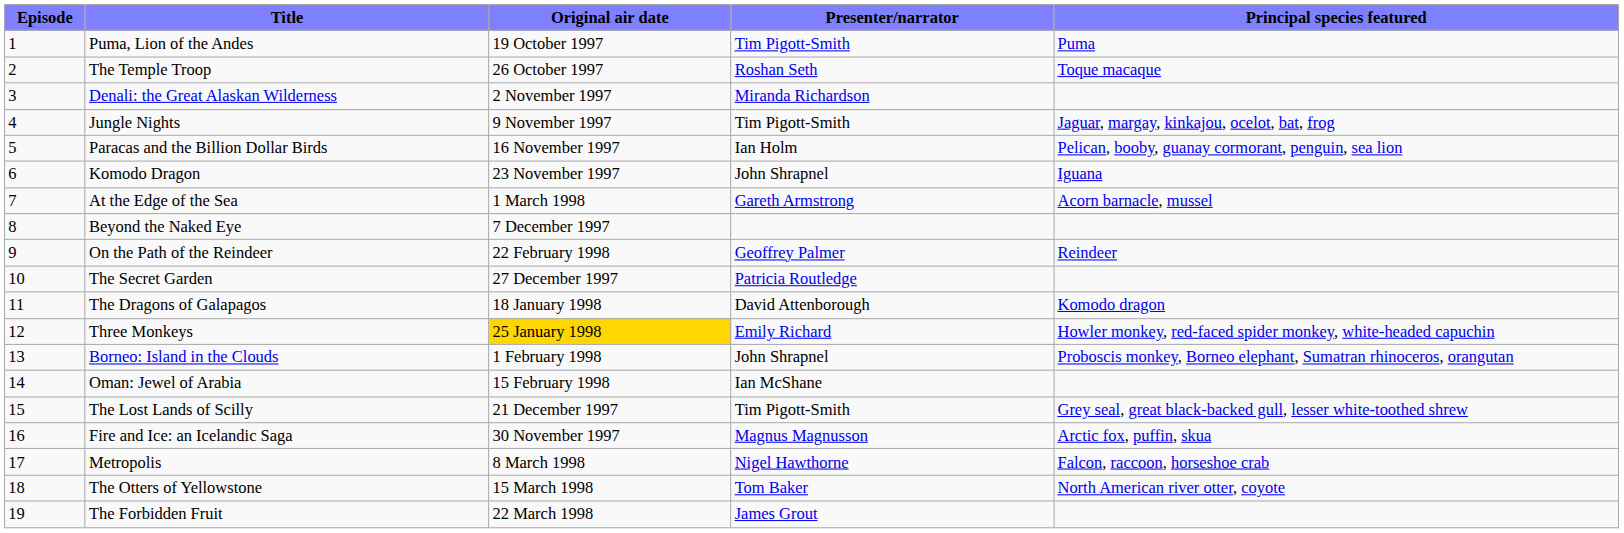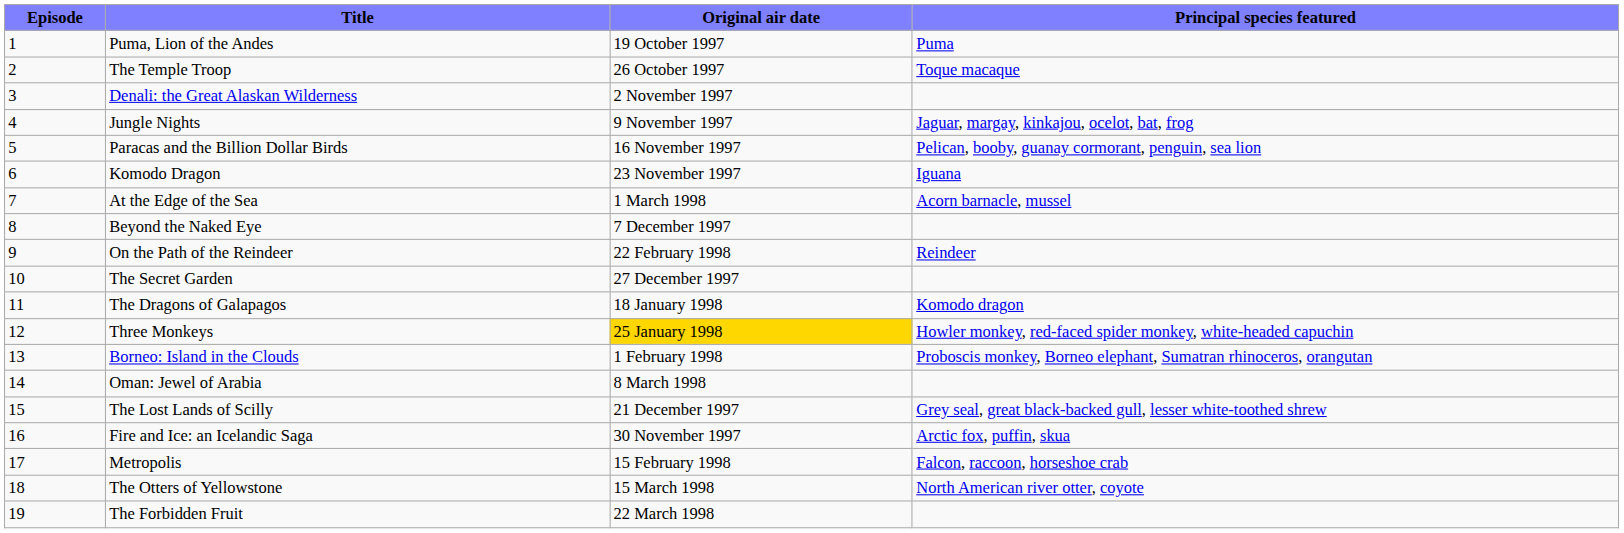- column: (892, 17)
(551, 383) 15 February 1998 -> (660, 383) 8 March 1998
(539, 461) 8 March 1998 -> (672, 461) 15 February 1998
